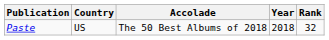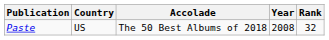(283, 28) 2018 -> (283, 28) 2008
